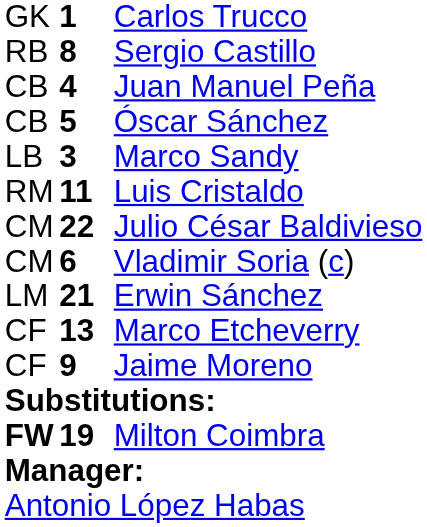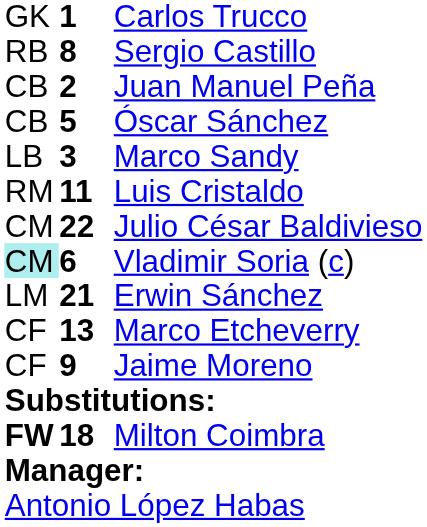(68, 86) 4 -> (68, 86) 2
(29, 261) no background -> (29, 261) paleturquoise background
(77, 435) 19 -> (77, 435) 18
